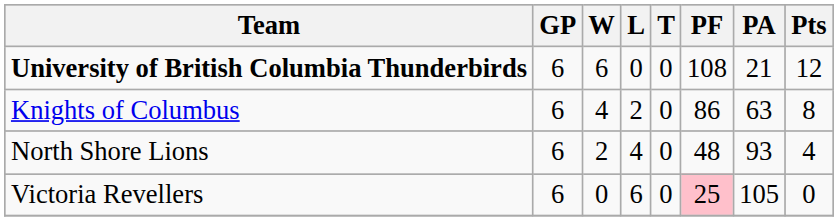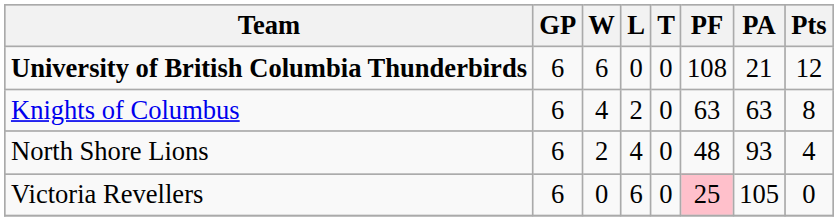(707, 109) 86 -> (707, 109) 63
